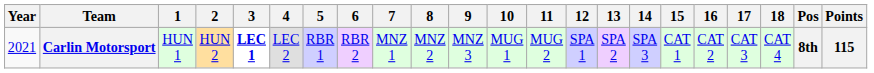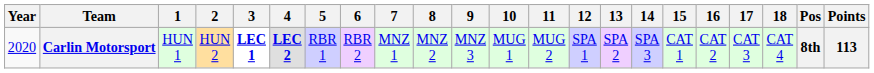(22, 47) 2021 -> (22, 47) 2020
(286, 47) normal -> (287, 47) bold
(844, 47) 115 -> (847, 47) 113
